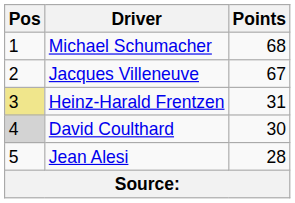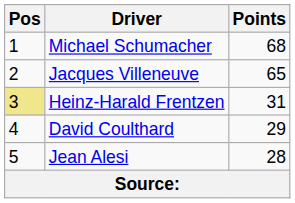(276, 74) 67 -> (276, 74) 65
(13, 129) lightgrey background -> (13, 129) no background
(276, 129) 30 -> (276, 129) 29
